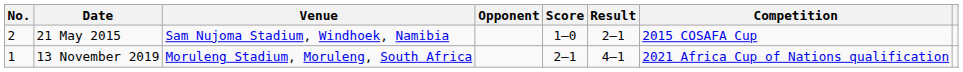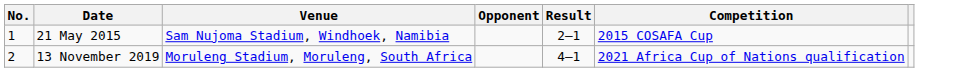- column: (565, 15)
(11, 36) 2 -> (11, 36) 1
(11, 56) 1 -> (11, 56) 2
